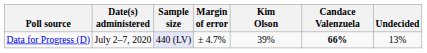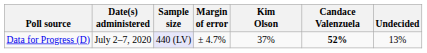(266, 40) 39% -> (266, 40) 37%
(338, 40) 66% -> (338, 40) 52%
